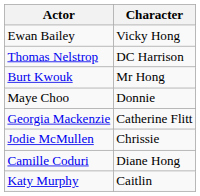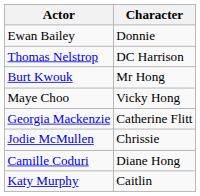(148, 35) Vicky Hong -> (136, 35) Donnie
(136, 98) Donnie -> (148, 98) Vicky Hong
